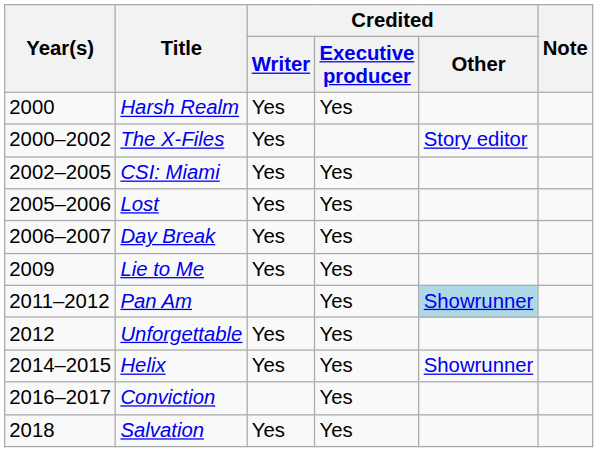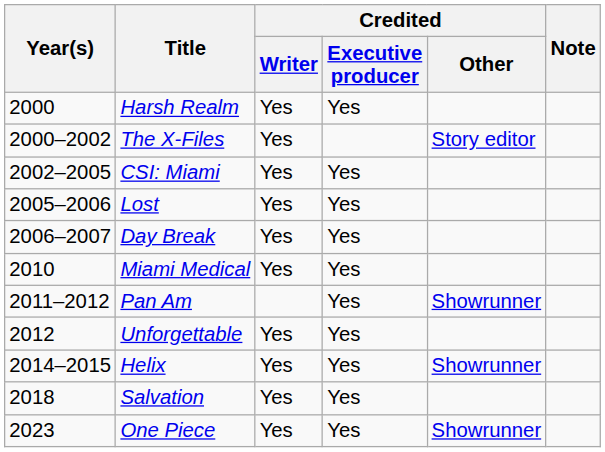- row: (162, 269)
+ row: (185, 269)
(479, 301) lightblue background -> (486, 301) no background
- row: (168, 397)
+ row: (168, 430)
